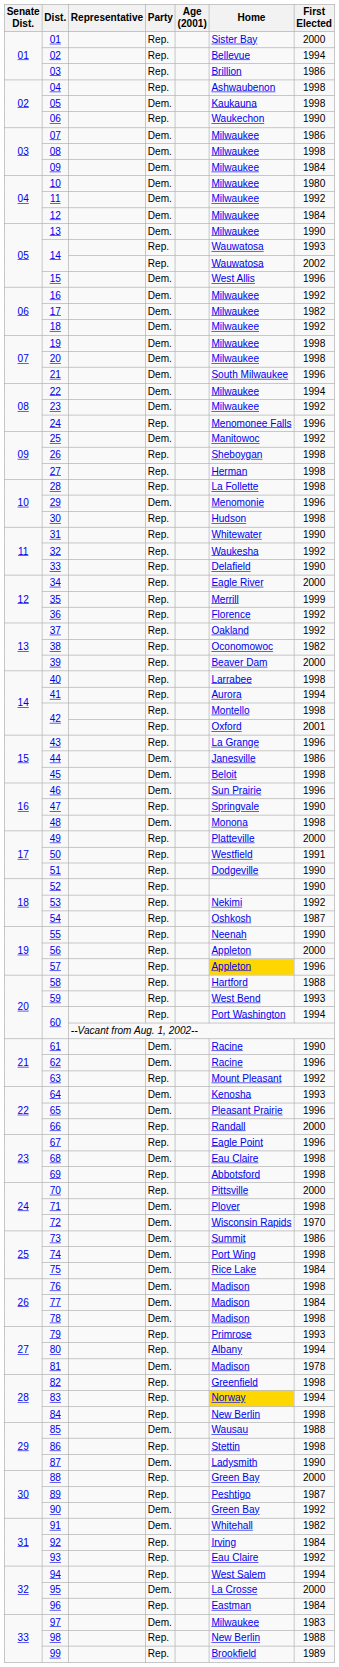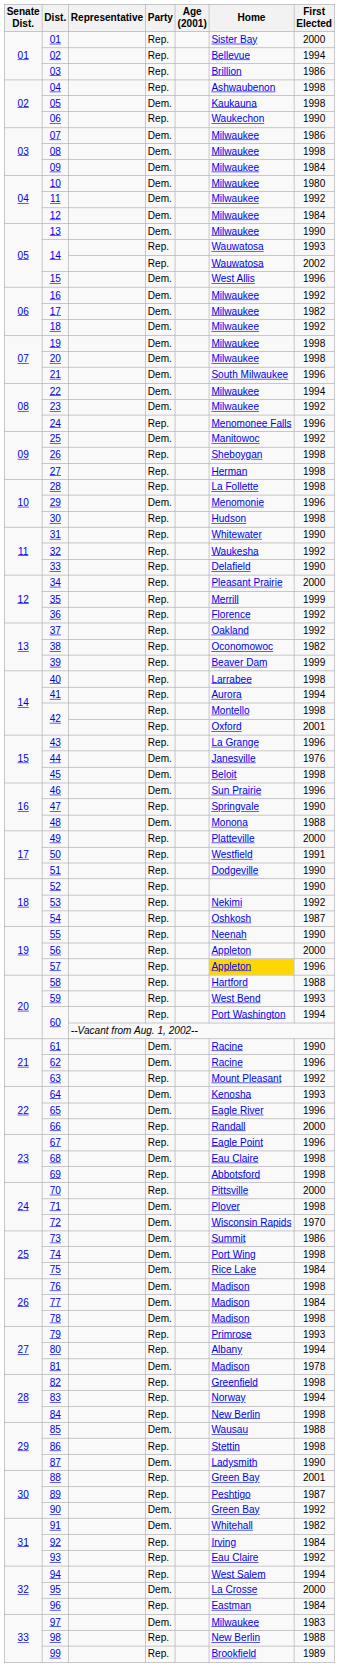(237, 583) Eagle River -> (247, 583) Pleasant Prairie
(314, 663) 2000 -> (314, 663) 1999
(314, 759) 1986 -> (314, 759) 1976
(314, 823) 1998 -> (314, 823) 1988
(247, 1110) Pleasant Prairie -> (237, 1110) Eagle River
(228, 1398) gold background -> (228, 1398) no background
(314, 1478) 2000 -> (314, 1478) 2001
